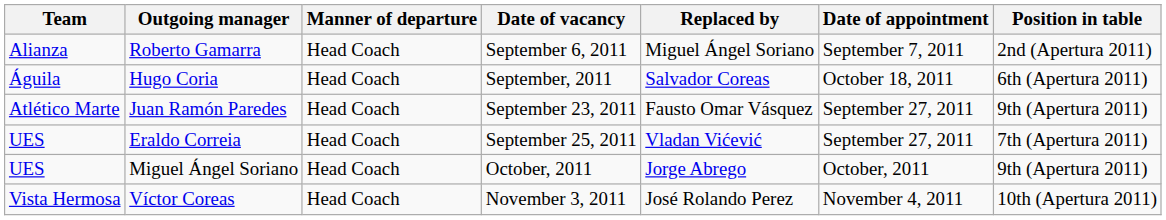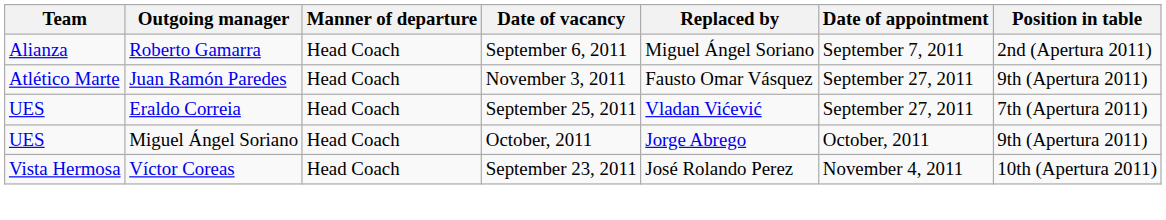- row: (174, 79)
(561, 109) September 23, 2011 -> (556, 79) November 3, 2011
(556, 199) November 3, 2011 -> (561, 169) September 23, 2011
